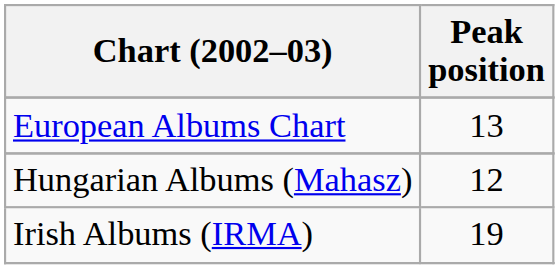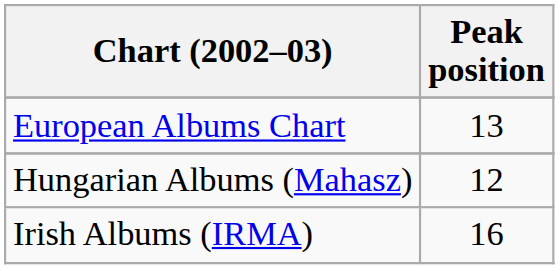(487, 234) 19 -> (487, 234) 16
